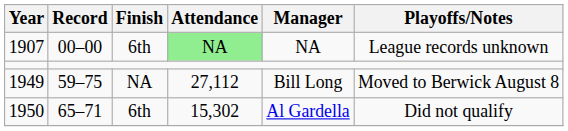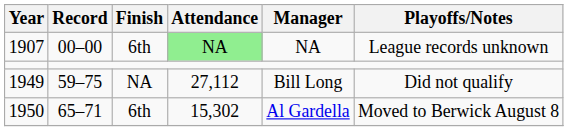(459, 83) Moved to Berwick August 8 -> (459, 83) Did not qualify
(459, 111) Did not qualify -> (459, 111) Moved to Berwick August 8
